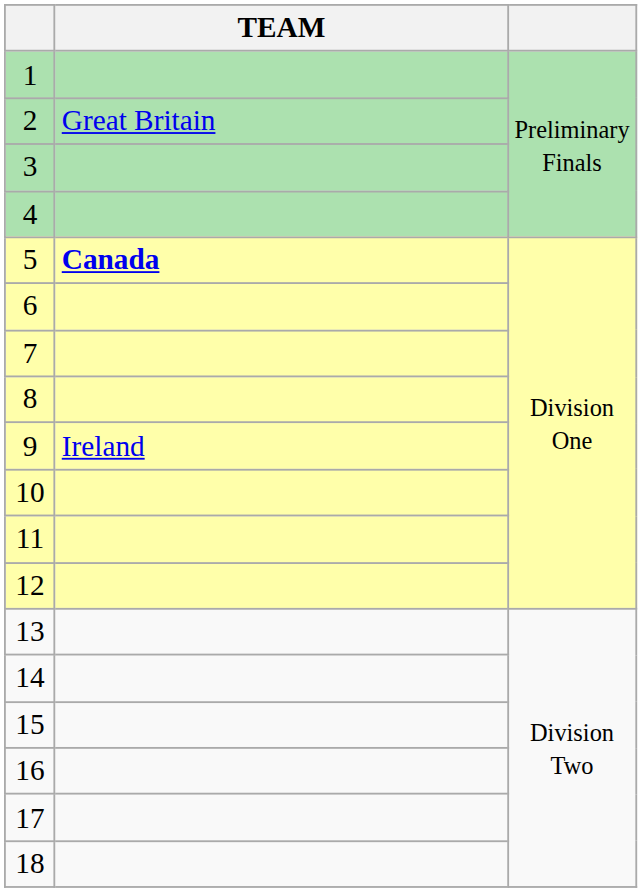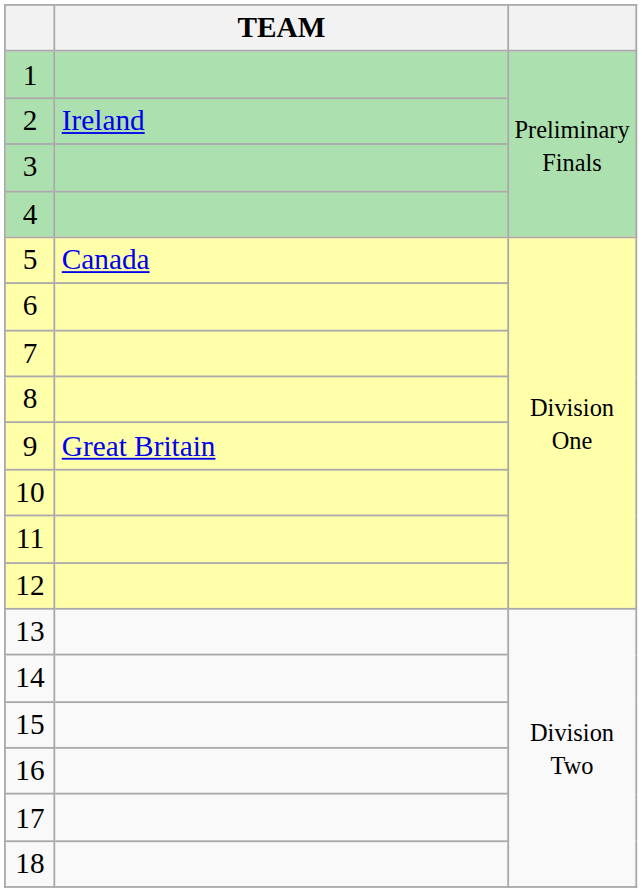(139, 120) Great Britain -> (103, 120) Ireland
(111, 259) bold -> (106, 259) normal
(103, 445) Ireland -> (139, 445) Great Britain
